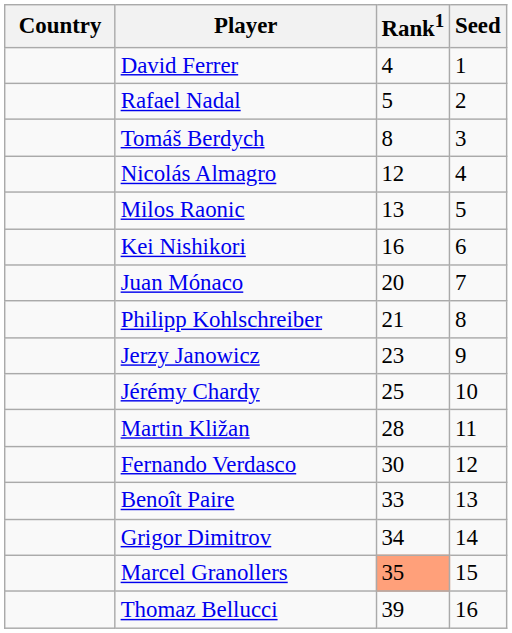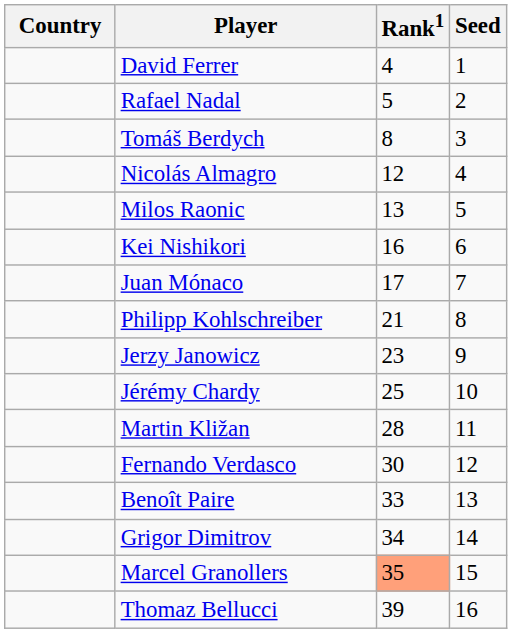(393, 282) 20 -> (393, 282) 17
